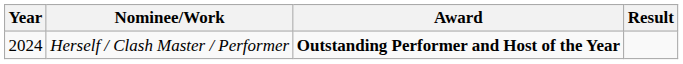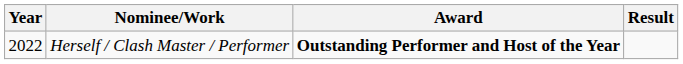(25, 44) 2024 -> (25, 44) 2022
